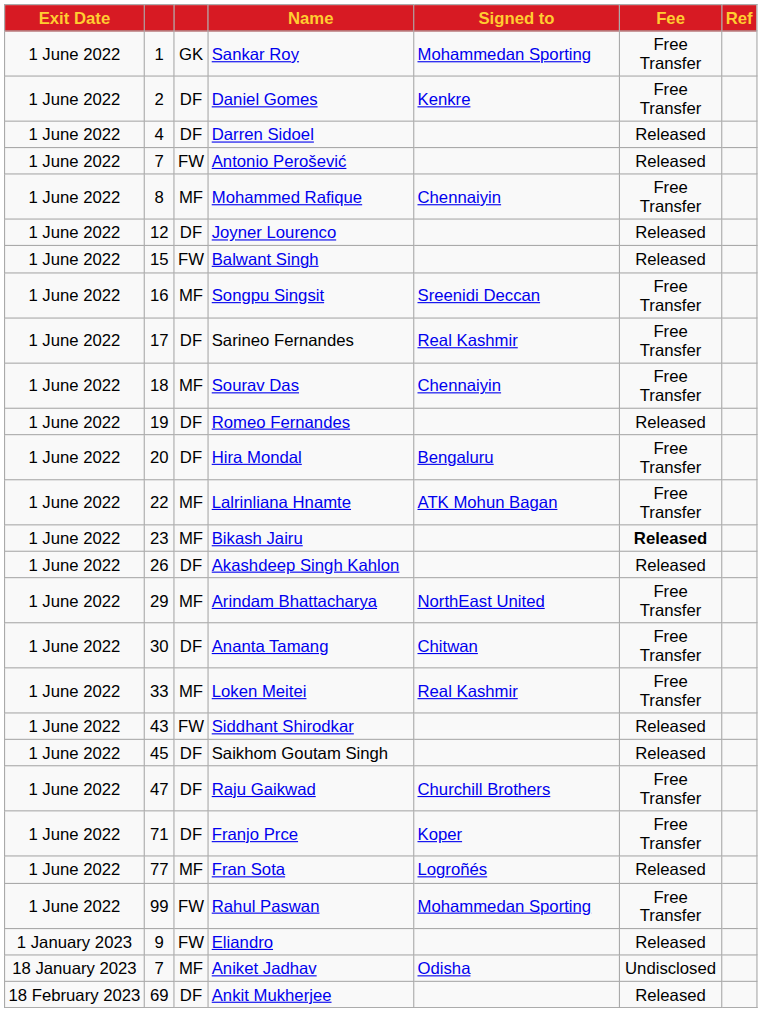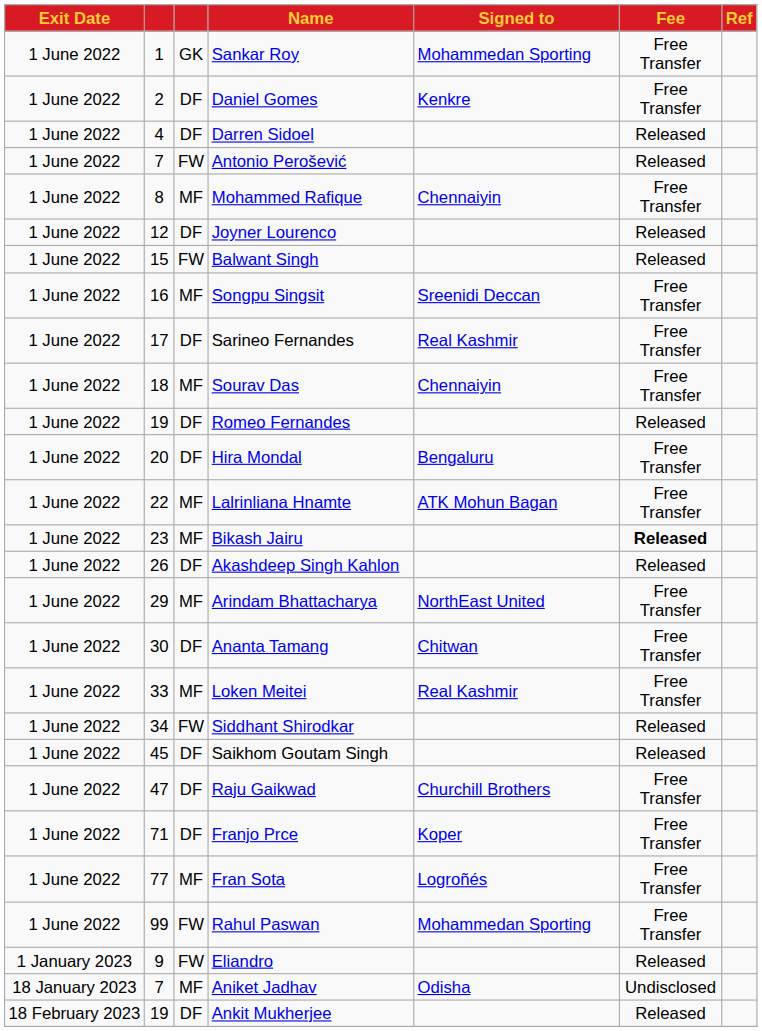(159, 727) 43 -> (159, 727) 34
(671, 870) Released -> (671, 879) Free Transfer
(159, 994) 69 -> (159, 1013) 19
